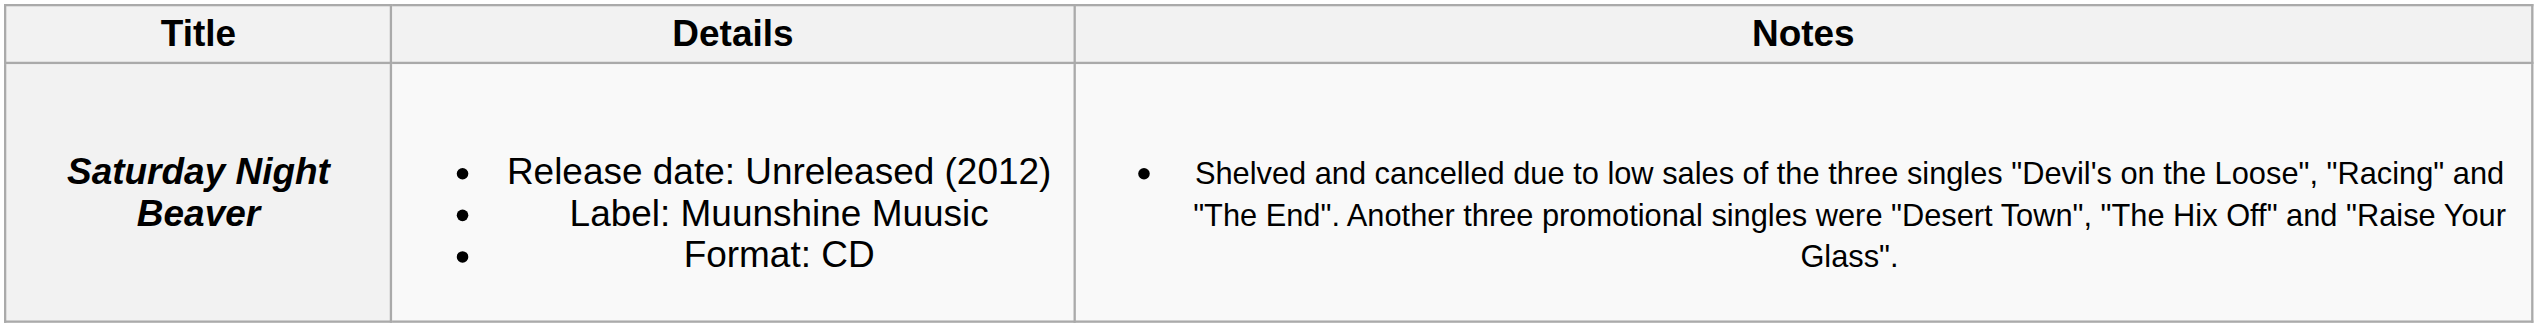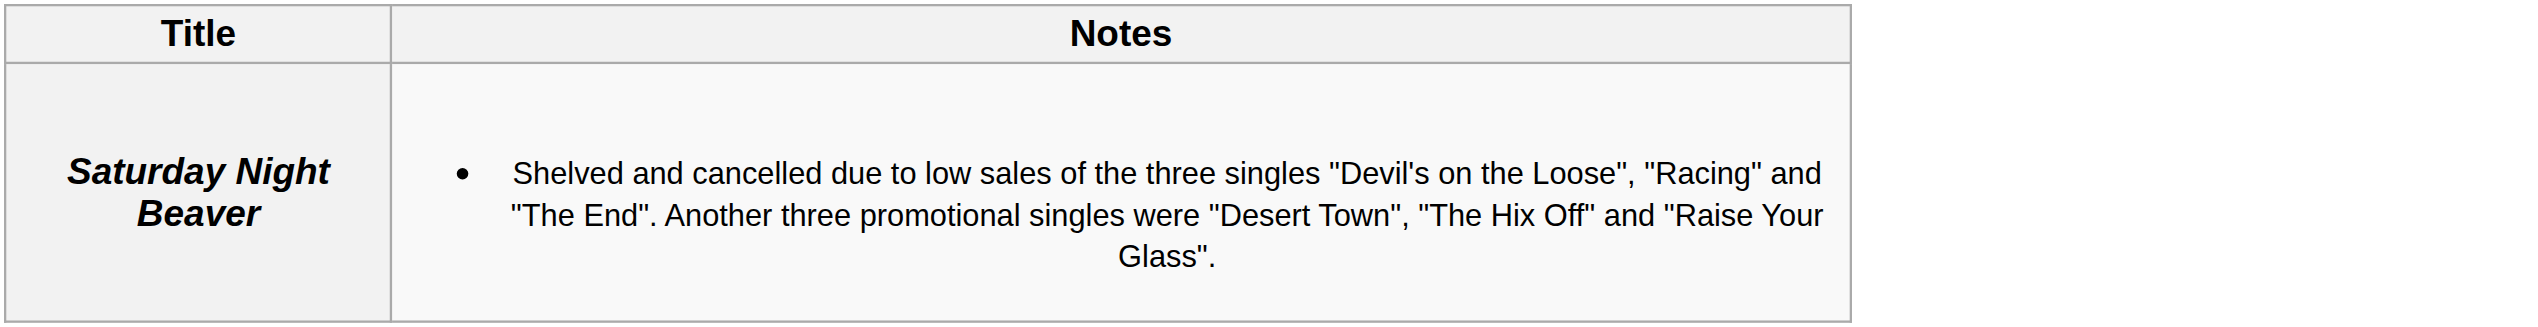- column: (733, 33)
